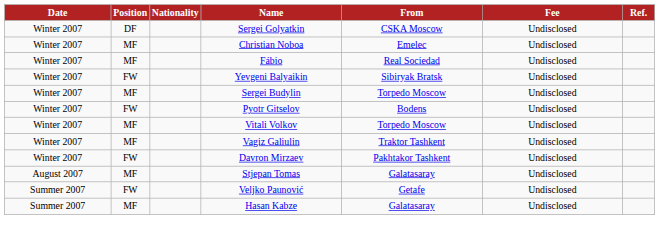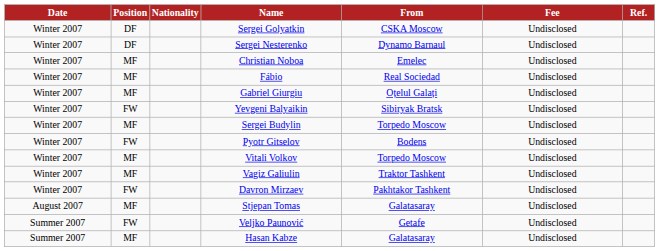+ row: (271, 45)
+ row: (271, 93)
